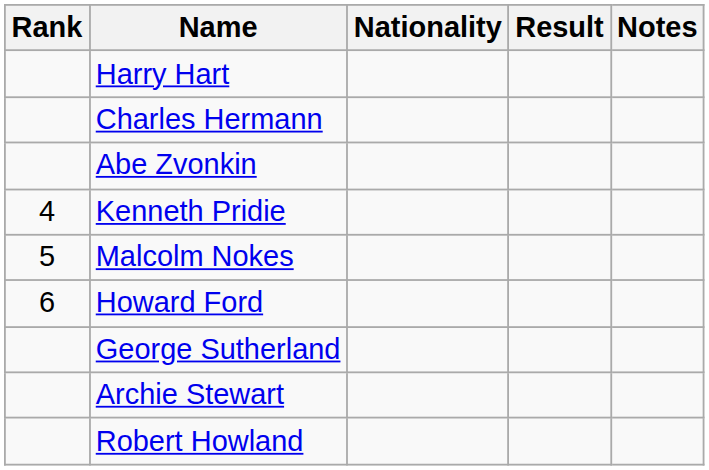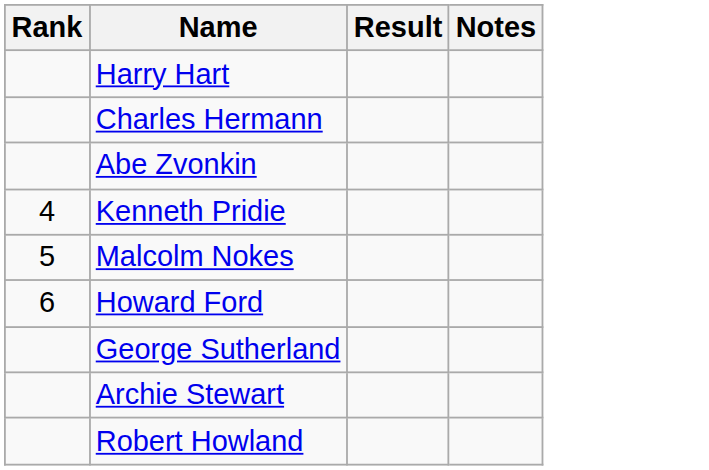- column: (428, 27)
